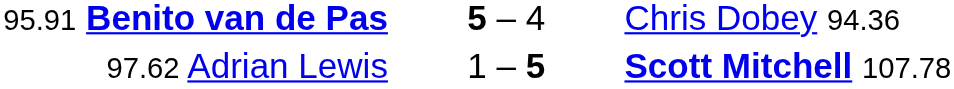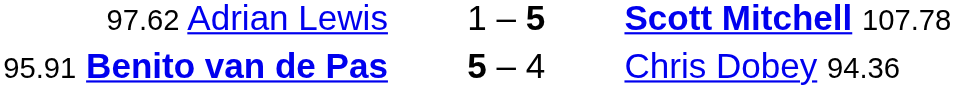rows swapped: (196, 18) <-> (247, 66)
